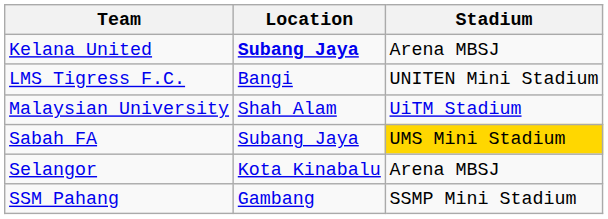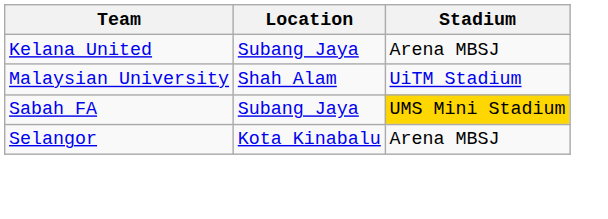(298, 50) bold -> (298, 50) normal
- row: (97, 79)
- row: (64, 199)
